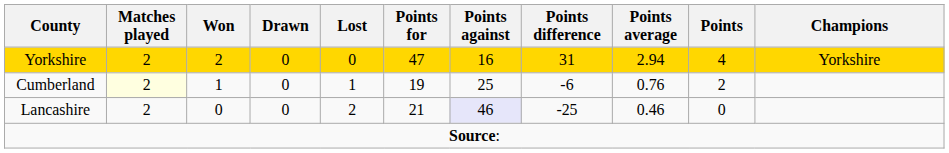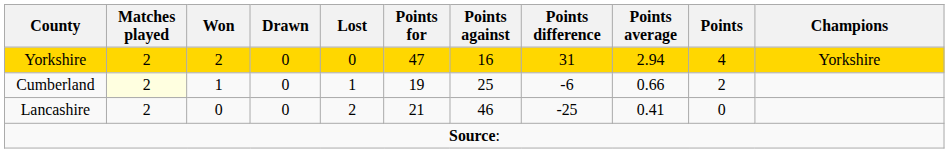(651, 85) 0.76 -> (651, 85) 0.66
(485, 110) lavender background -> (485, 110) no background
(651, 110) 0.46 -> (651, 110) 0.41
